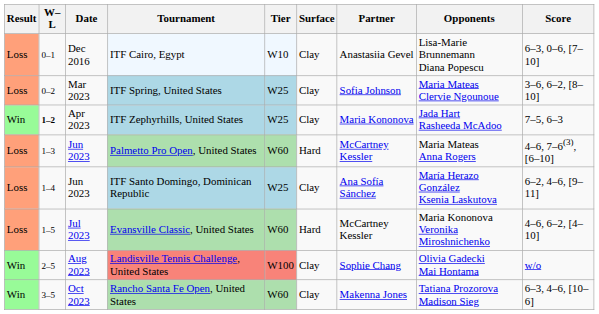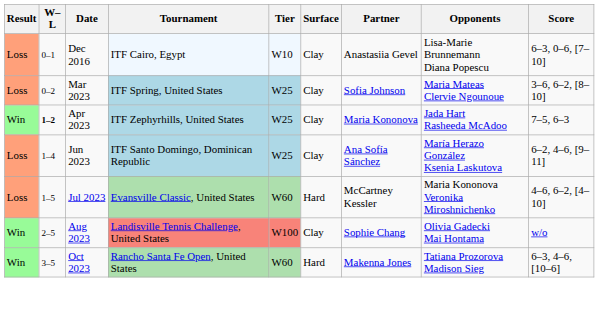- row: (183, 150)
(309, 294) Clay -> (314, 262) Hard
